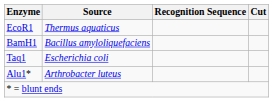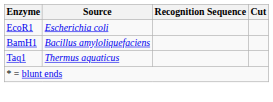(82, 27) Thermus aquaticus -> (77, 27) Escherichia coli
(77, 58) Escherichia coli -> (82, 58) Thermus aquaticus
- row: (19, 74)
